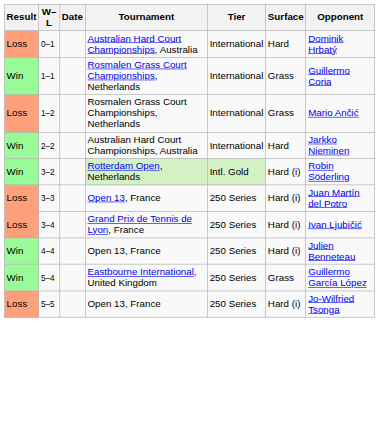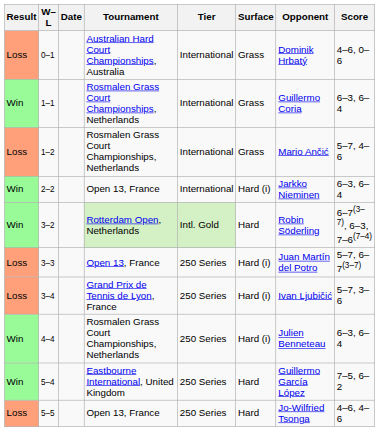+ column: (355, 17)
(278, 44) Hard -> (251, 55) Grass
(143, 145) Australian Hard Court Championships, Australia -> (123, 189) Open 13, France
(278, 145) Hard -> (254, 189) Hard (i)
(284, 171) Hard (i) -> (249, 225) Hard
(124, 251) Open 13, France -> (123, 338) Rosmalen Grass Court Championships, Netherlands
(281, 277) Grass -> (249, 381) Hard
(284, 304) Hard (i) -> (249, 413) Hard
